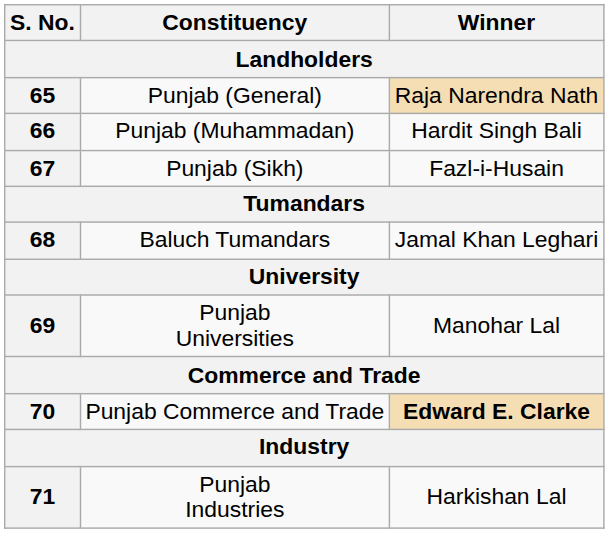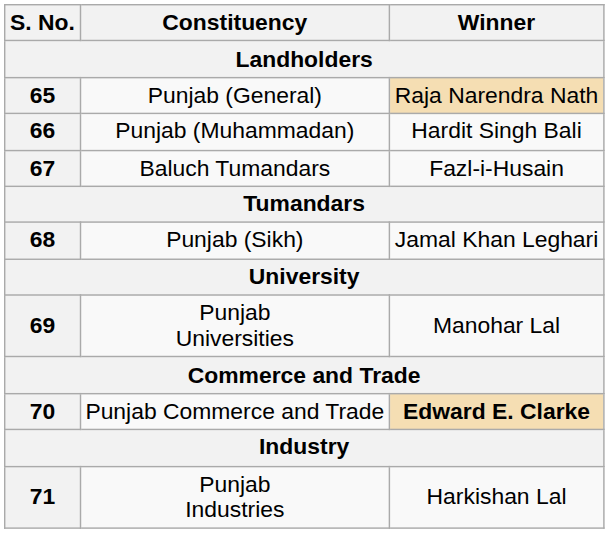(235, 167) Punjab (Sikh) -> (235, 167) Baluch Tumandars
(235, 240) Baluch Tumandars -> (235, 240) Punjab (Sikh)
